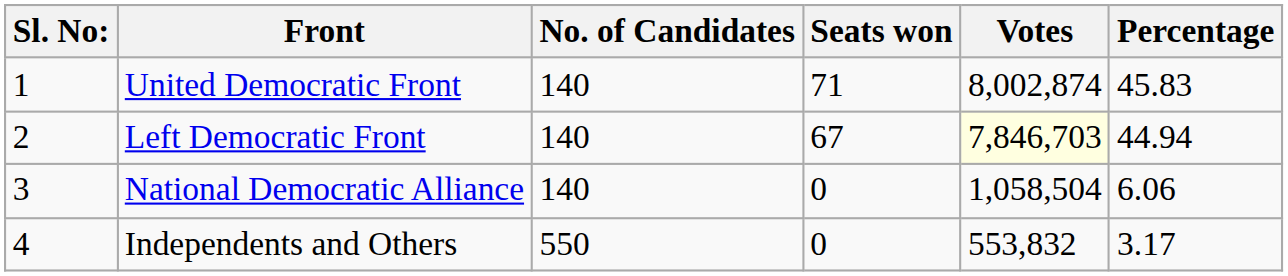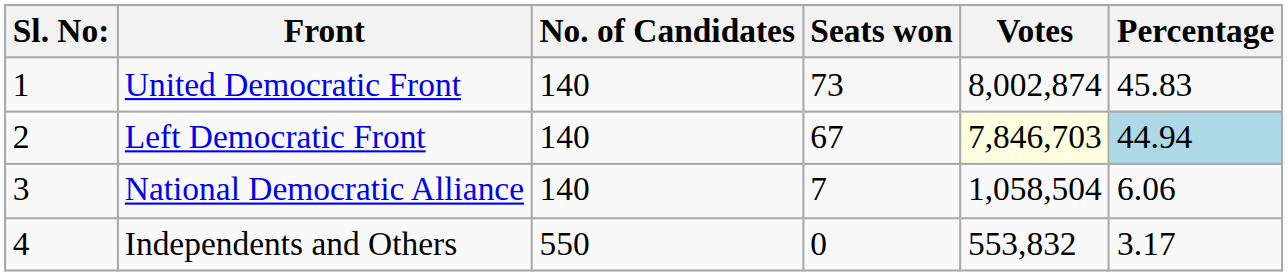(827, 84) 71 -> (827, 84) 73
(1155, 137) no background -> (1155, 137) lightblue background
(819, 190) 0 -> (819, 190) 7
